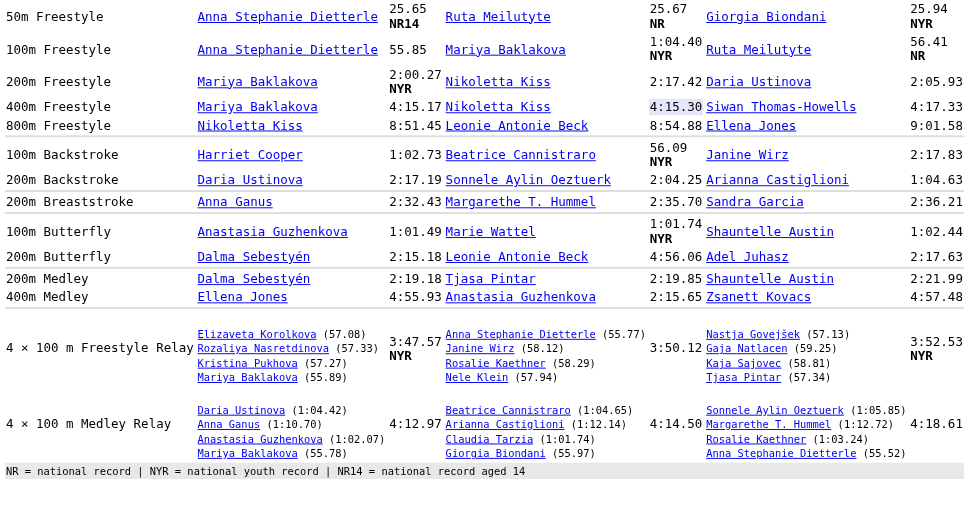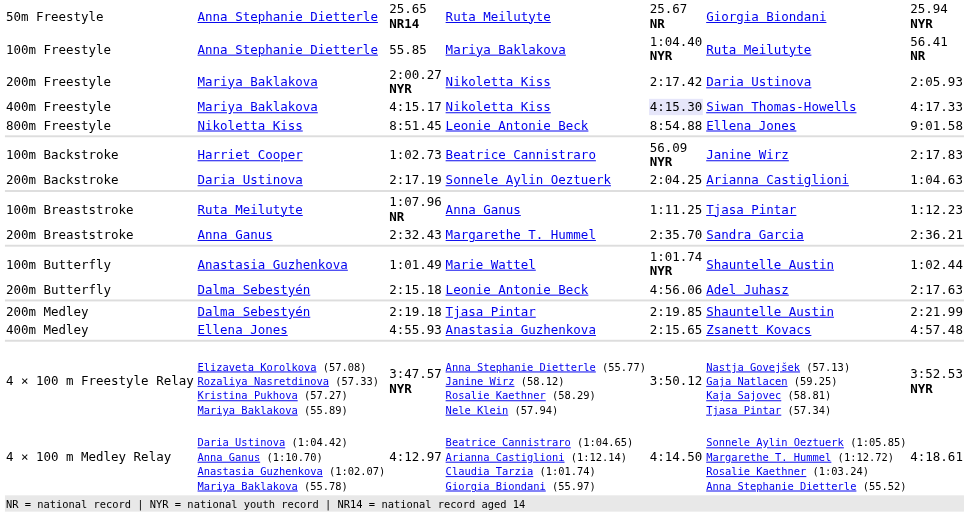+ row: (70, 209)
